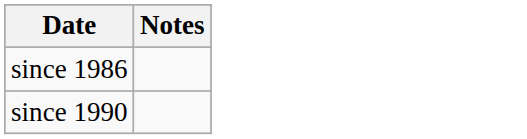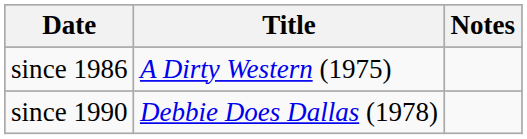+ column: (289, 25)
